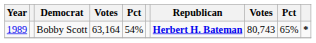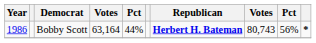(17, 29) 1989 -> (17, 29) 1986
(134, 29) 54% -> (134, 29) 44%
(289, 29) 65% -> (289, 29) 56%
